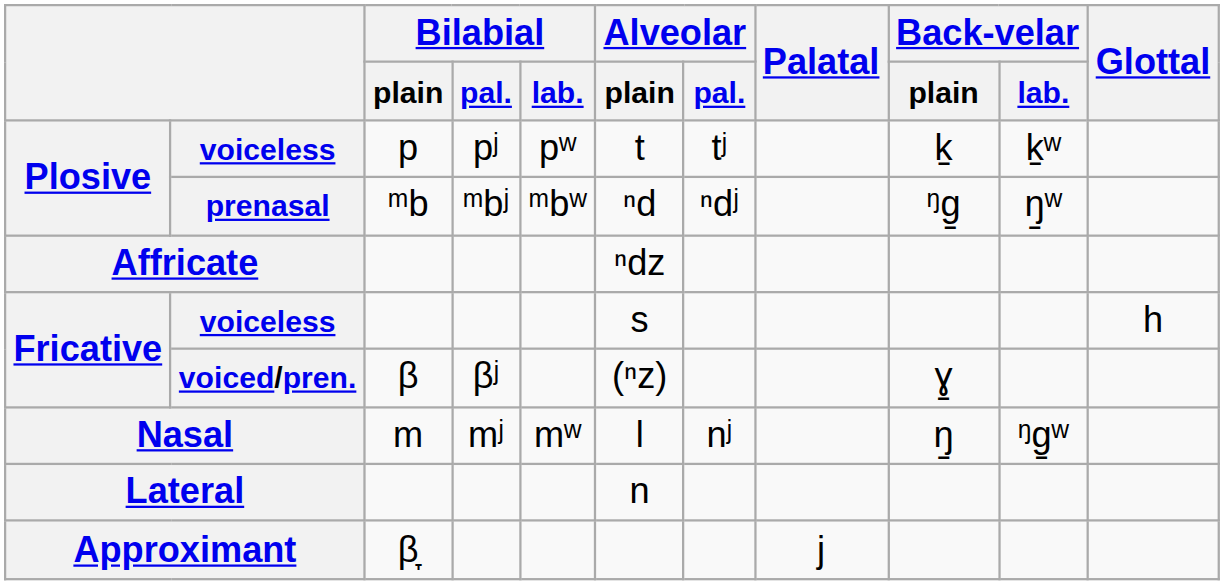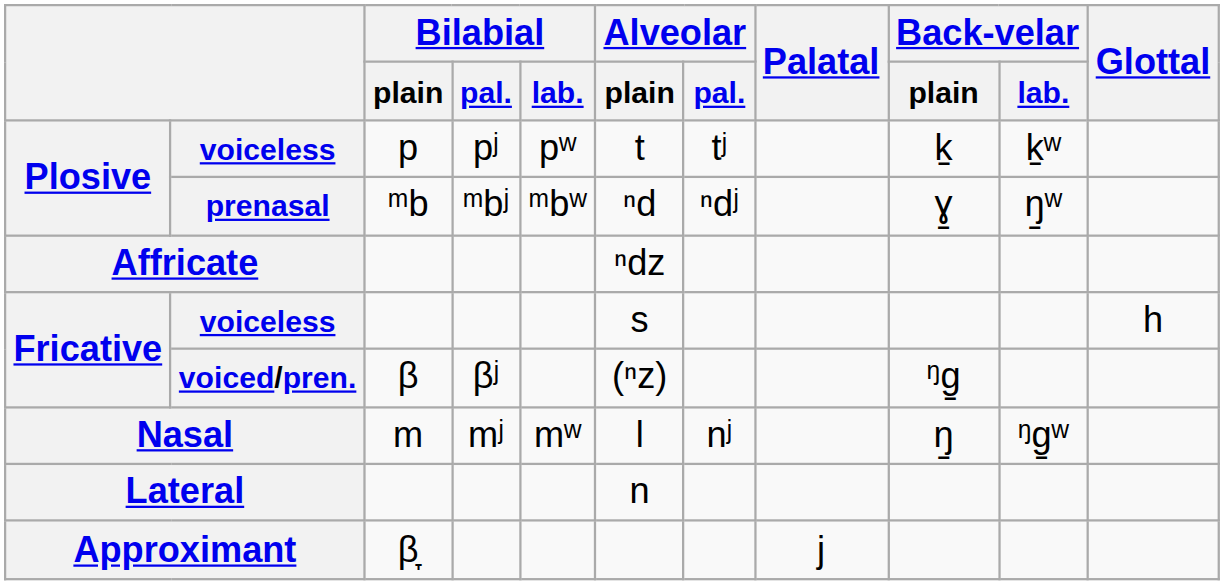(944, 205) ᵑɡ̠ -> (944, 205) ɣ̠
(944, 377) ɣ̠ -> (944, 377) ᵑɡ̠
